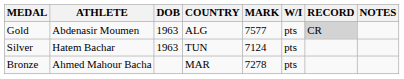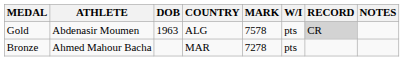(256, 30) 7577 -> (256, 30) 7578
- row: (20, 47)
